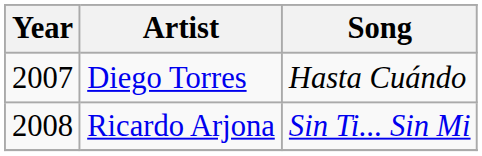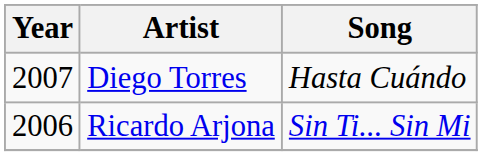(43, 125) 2008 -> (43, 125) 2006
